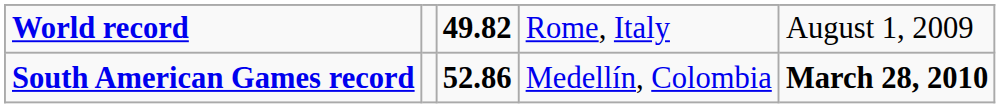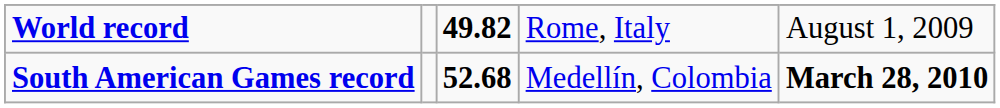(477, 77) 52.86 -> (477, 77) 52.68
